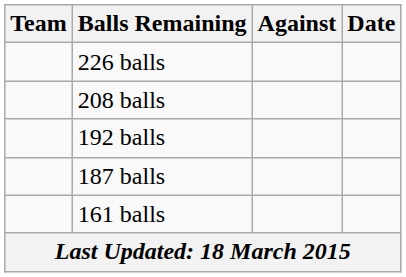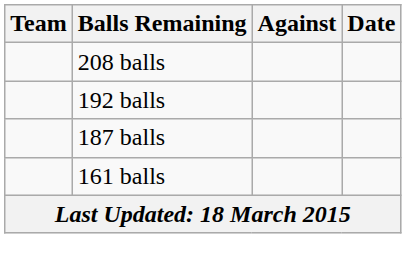- row: (121, 61)
